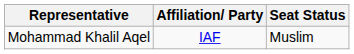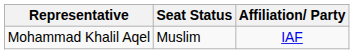columns swapped: (210, 15) <-> (307, 15)
